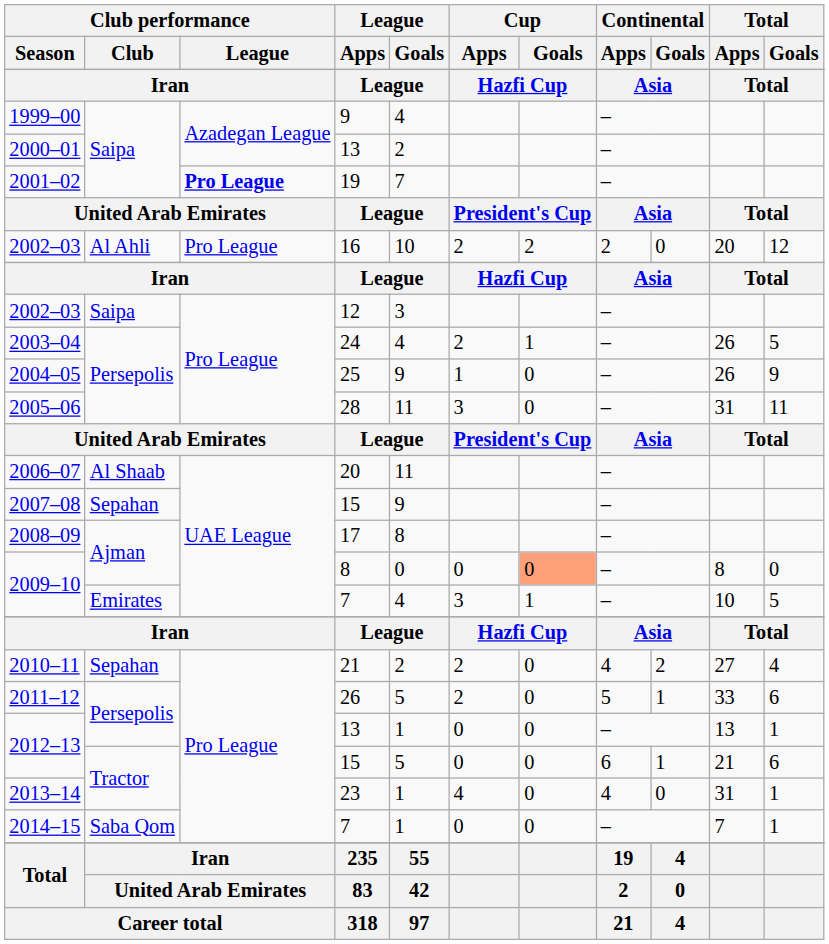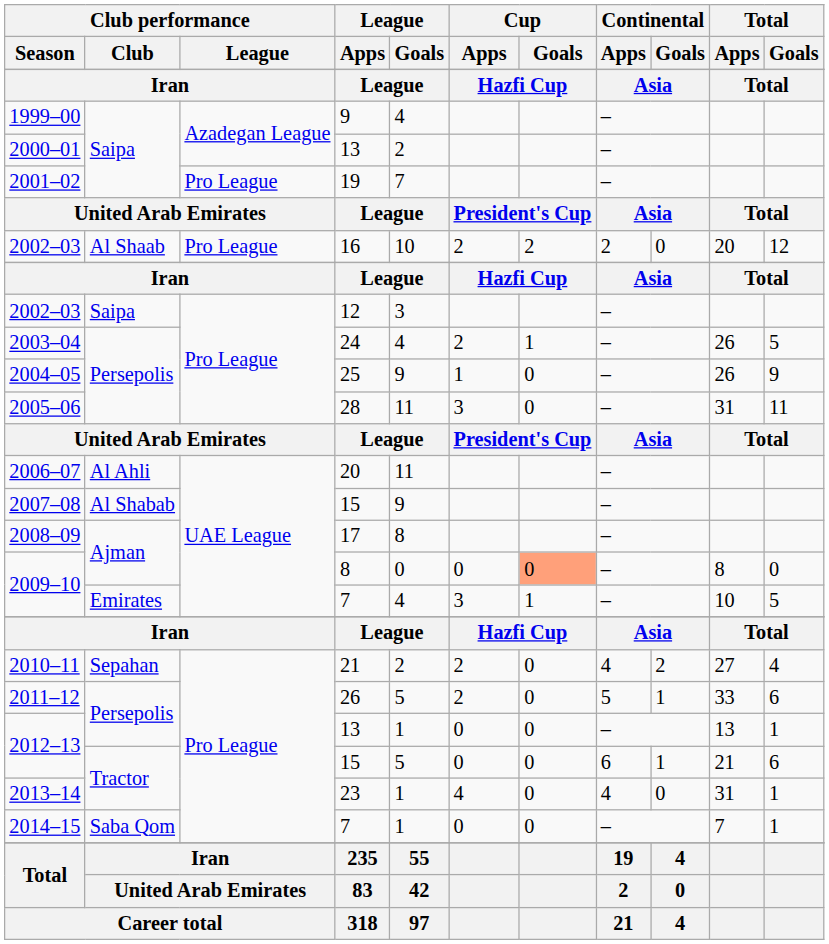(234, 181) bold -> (231, 181) normal
(120, 246) Al Ahli -> (127, 246) Al Shaab
(127, 471) Al Shaab -> (120, 471) Al Ahli
(124, 504) Sepahan -> (132, 504) Al Shabab
